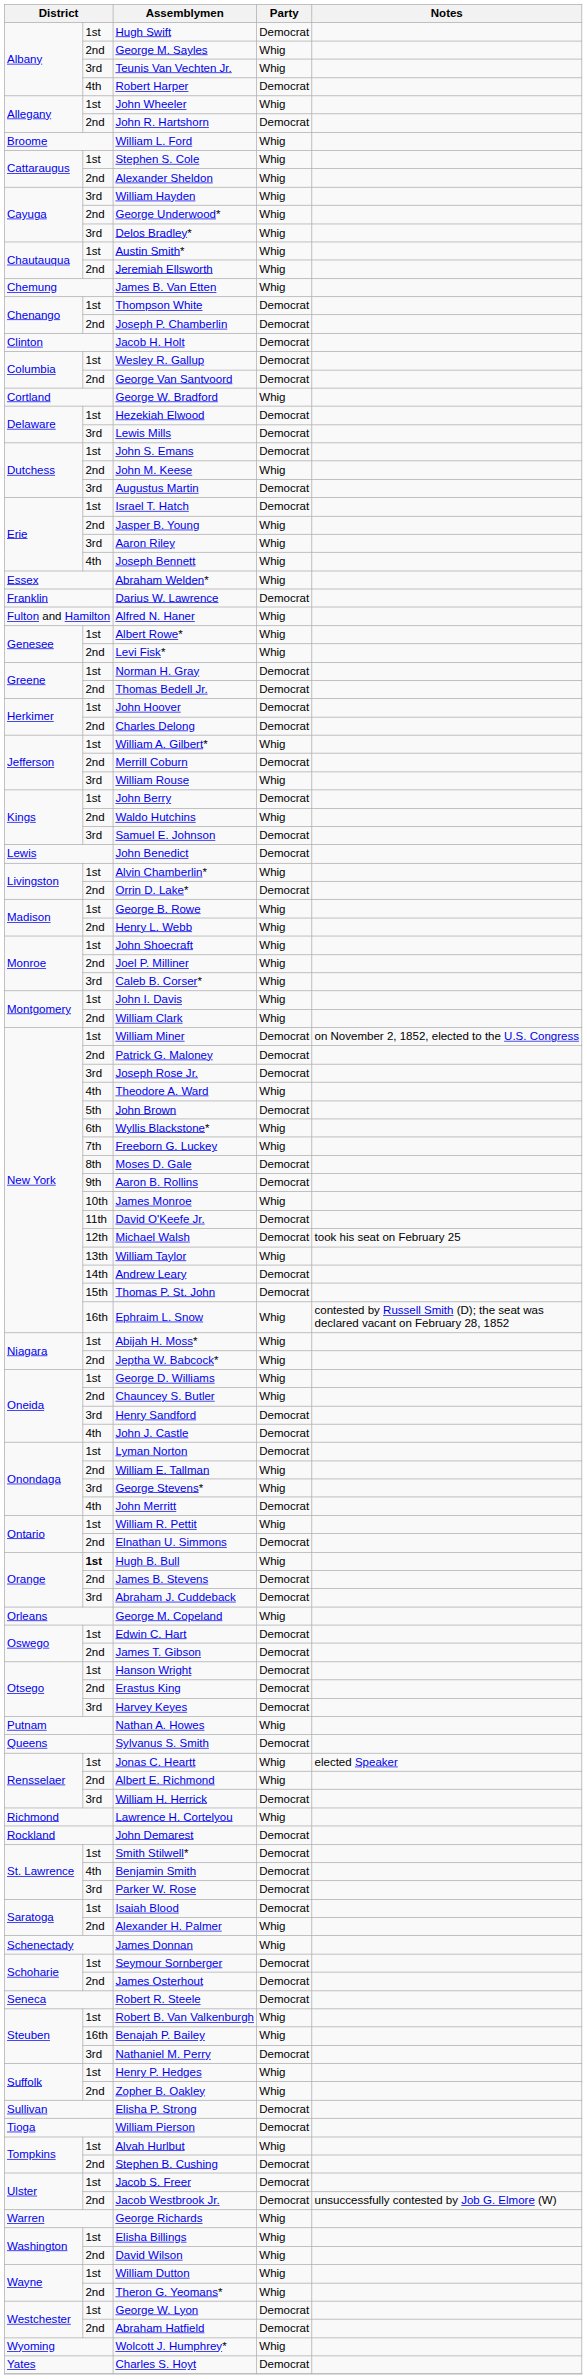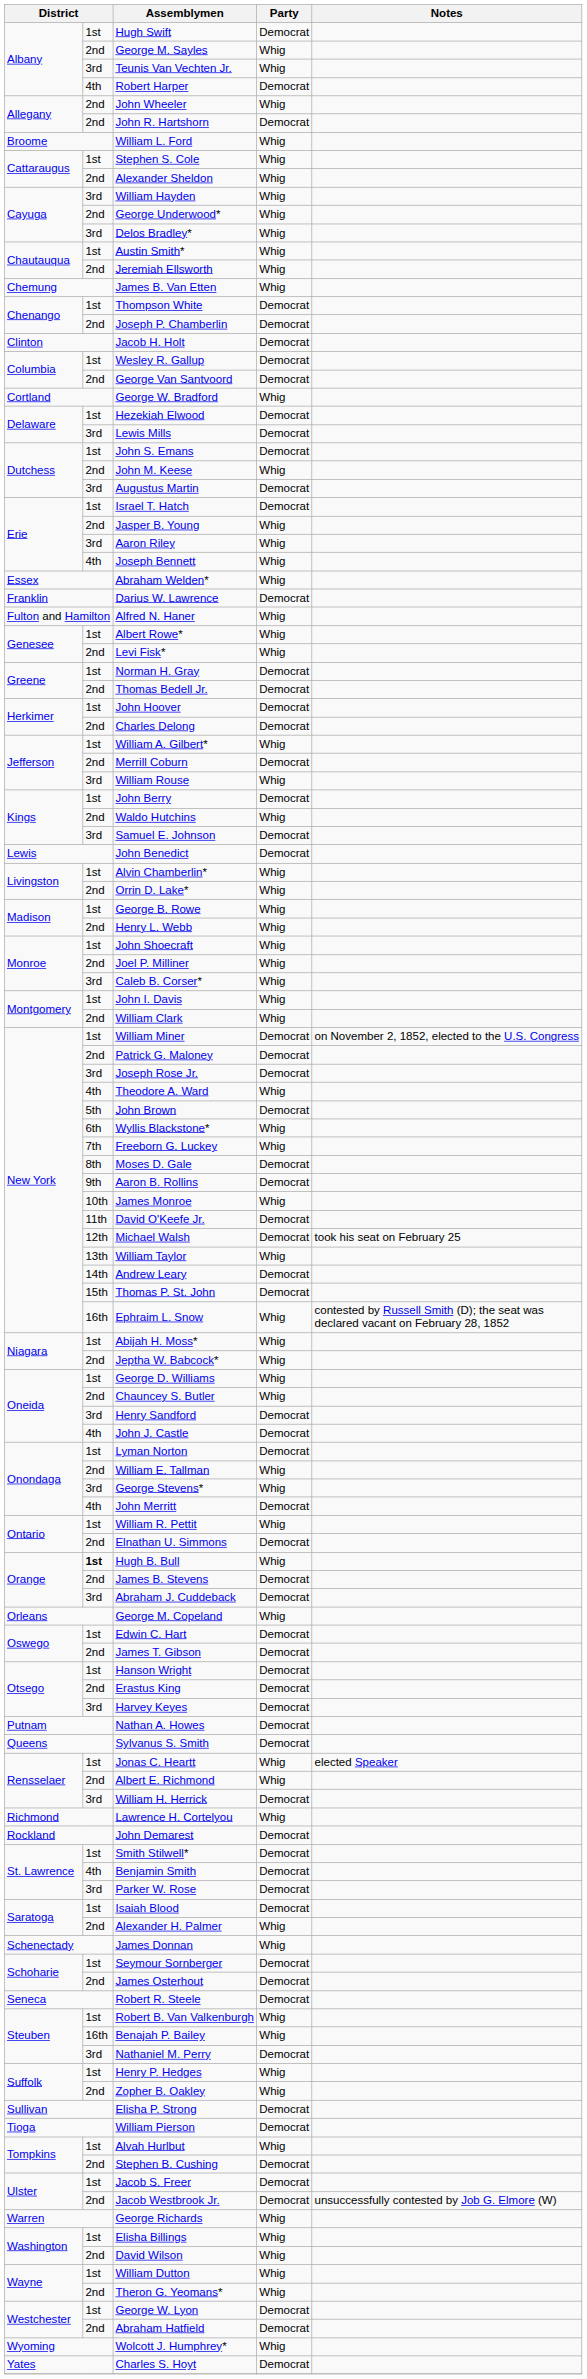(93, 104) 1st -> (95, 104) 2nd
(284, 890) Democrat -> (272, 890) Whig
(272, 1725) Whig -> (284, 1725) Democrat
